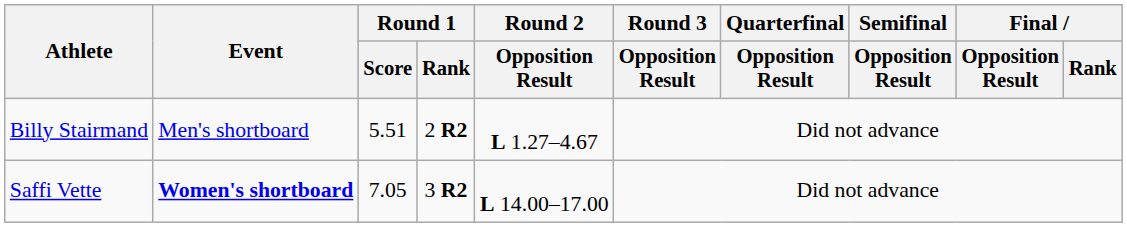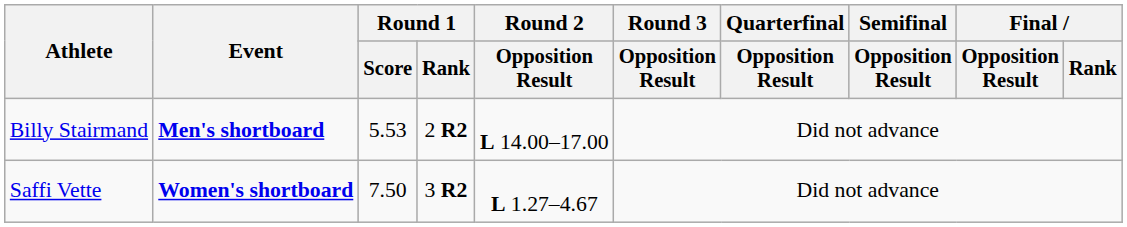(234, 129) normal -> (241, 129) bold
(388, 129) 5.51 -> (388, 129) 5.53
(544, 142) L 1.27–4.67 -> (544, 142) L 14.00–17.00
(388, 191) 7.05 -> (388, 191) 7.50
(544, 203) L 14.00–17.00 -> (544, 203) L 1.27–4.67
